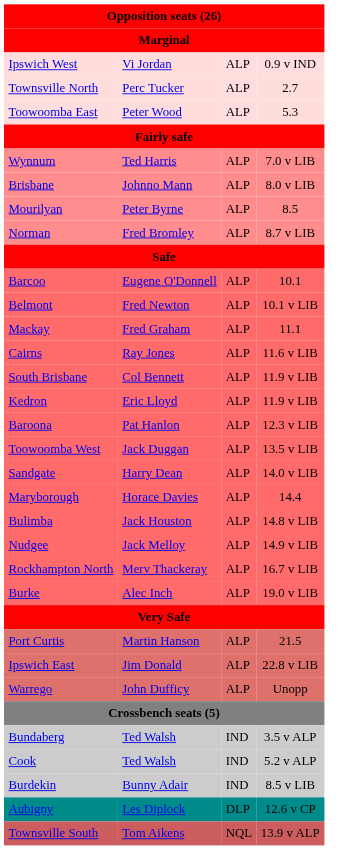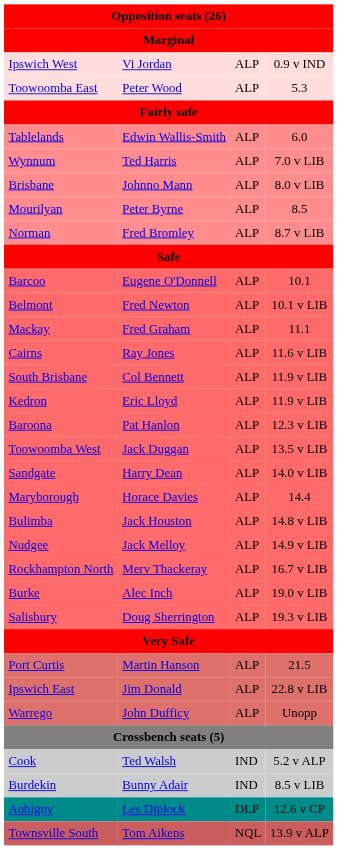- row: (53, 88)
+ row: (36, 136)
+ row: (33, 616)
- row: (36, 737)
